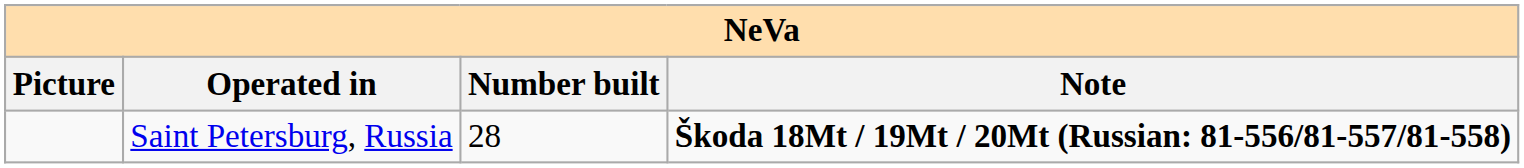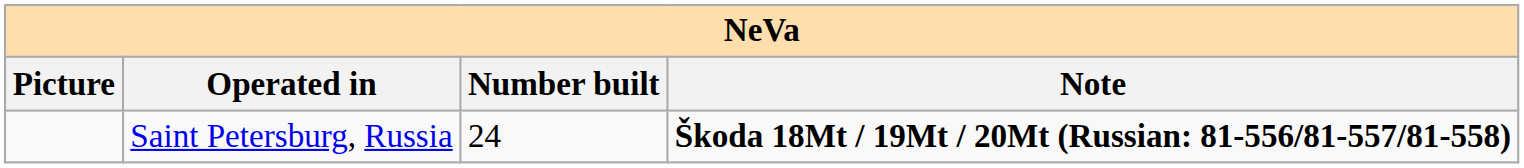(484, 135) 28 -> (484, 135) 24
